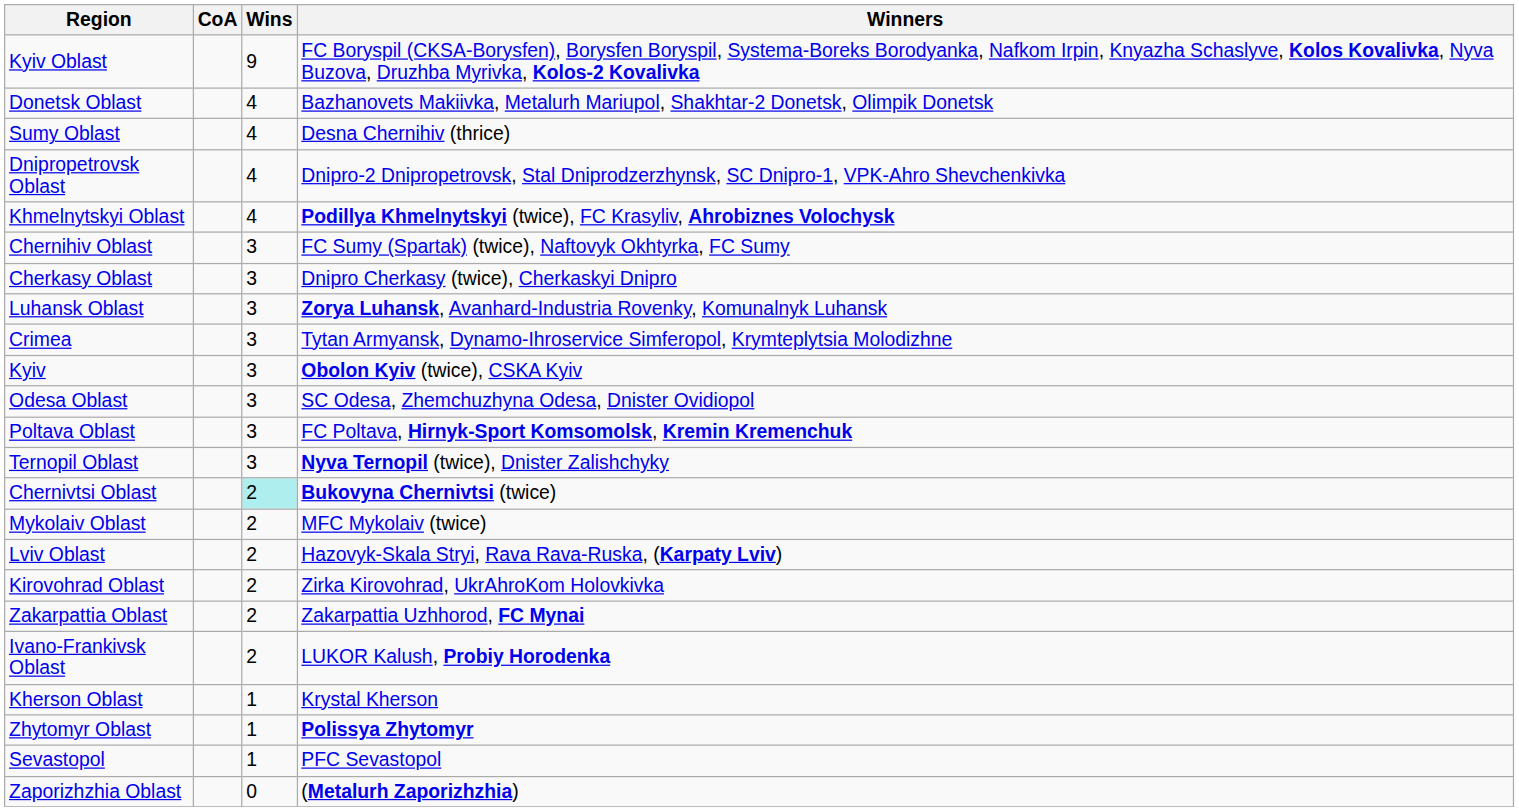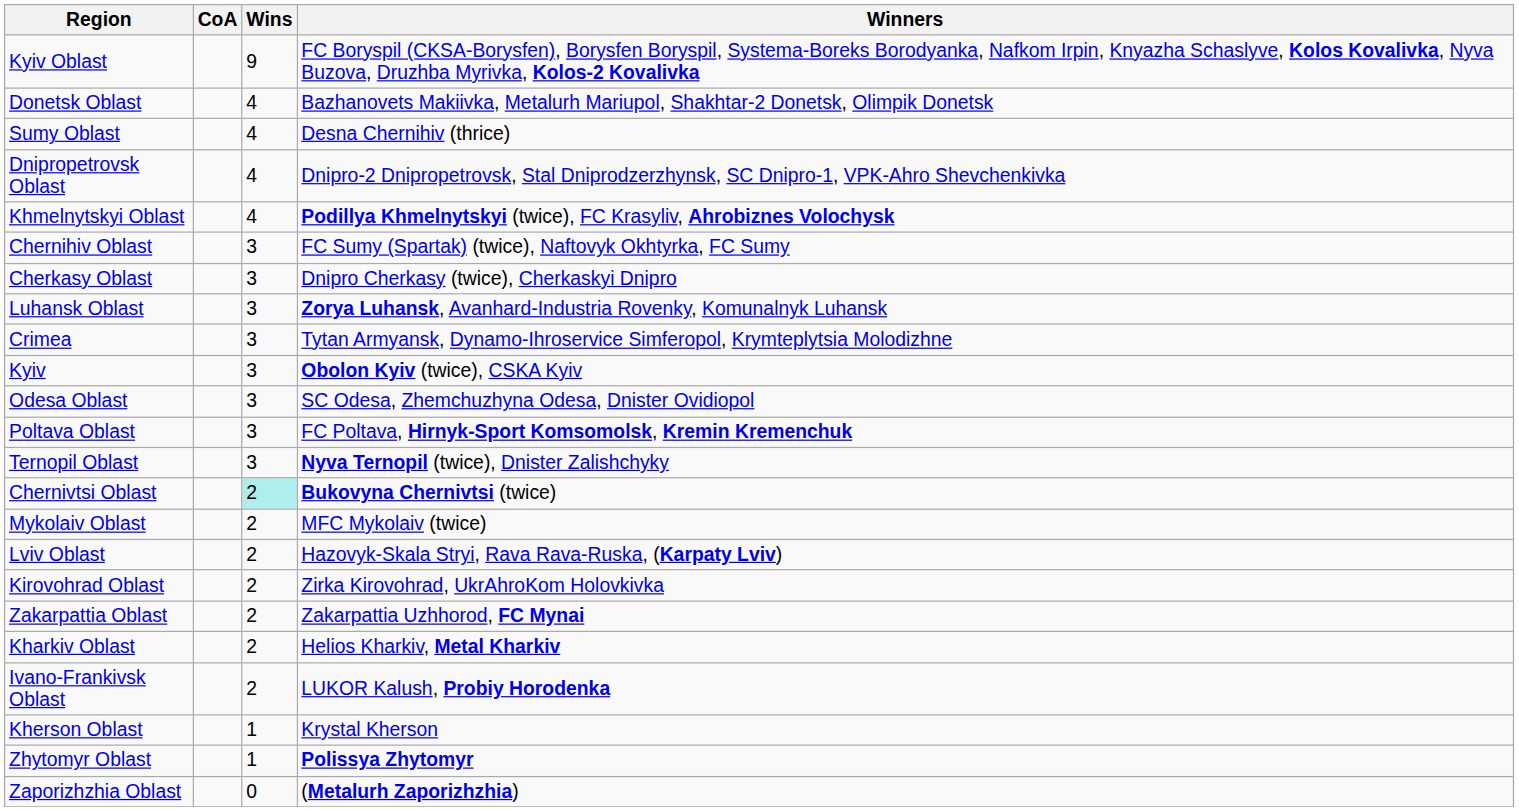+ row: (72, 646)
- row: (57, 760)
